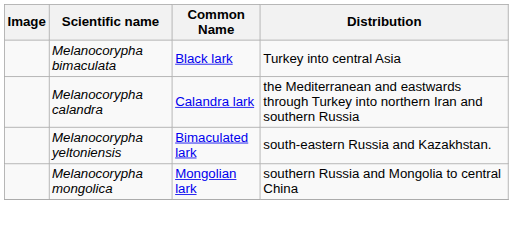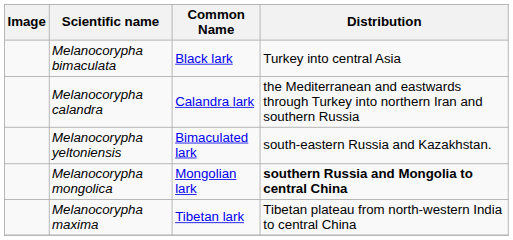(382, 181) normal -> (368, 181) bold
+ row: (97, 217)
